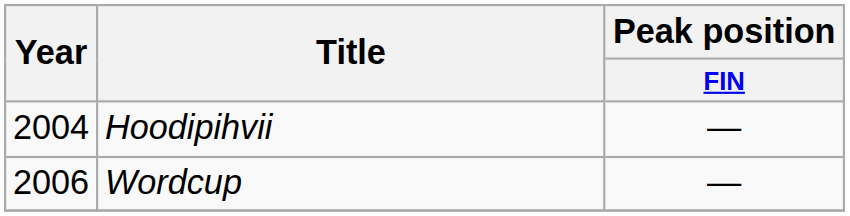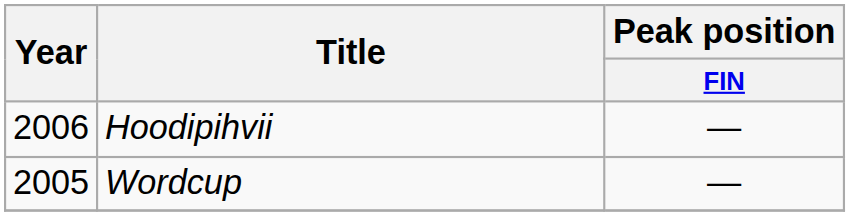(51, 128) 2004 -> (51, 128) 2006
(51, 182) 2006 -> (51, 182) 2005
